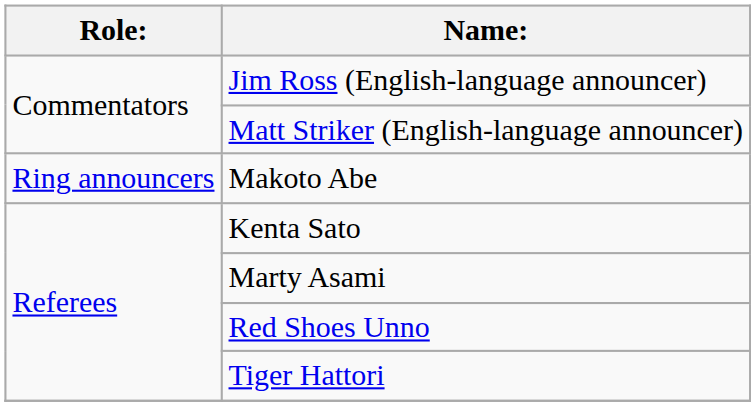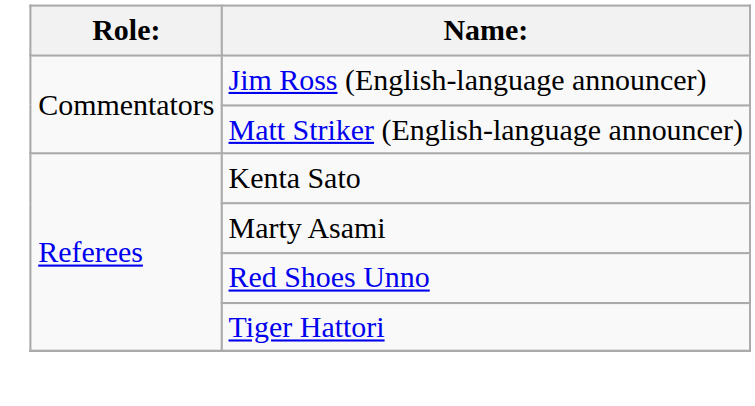- row: (303, 178)
